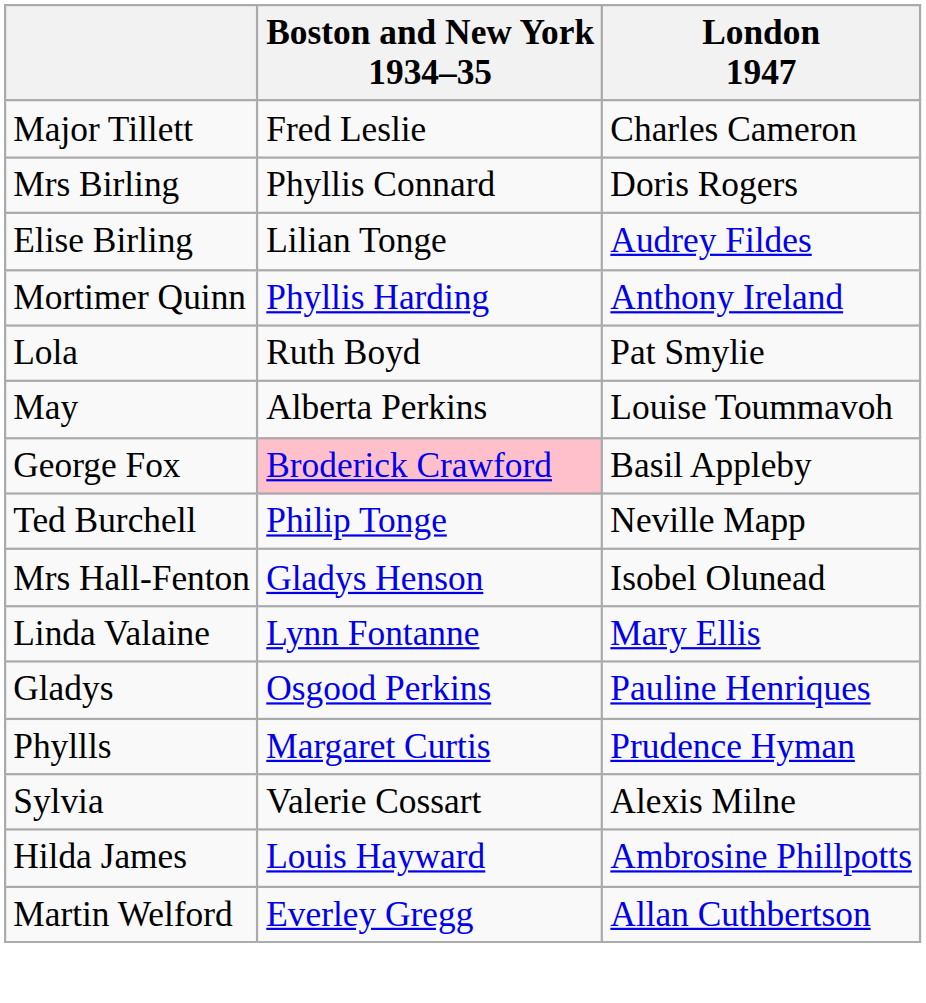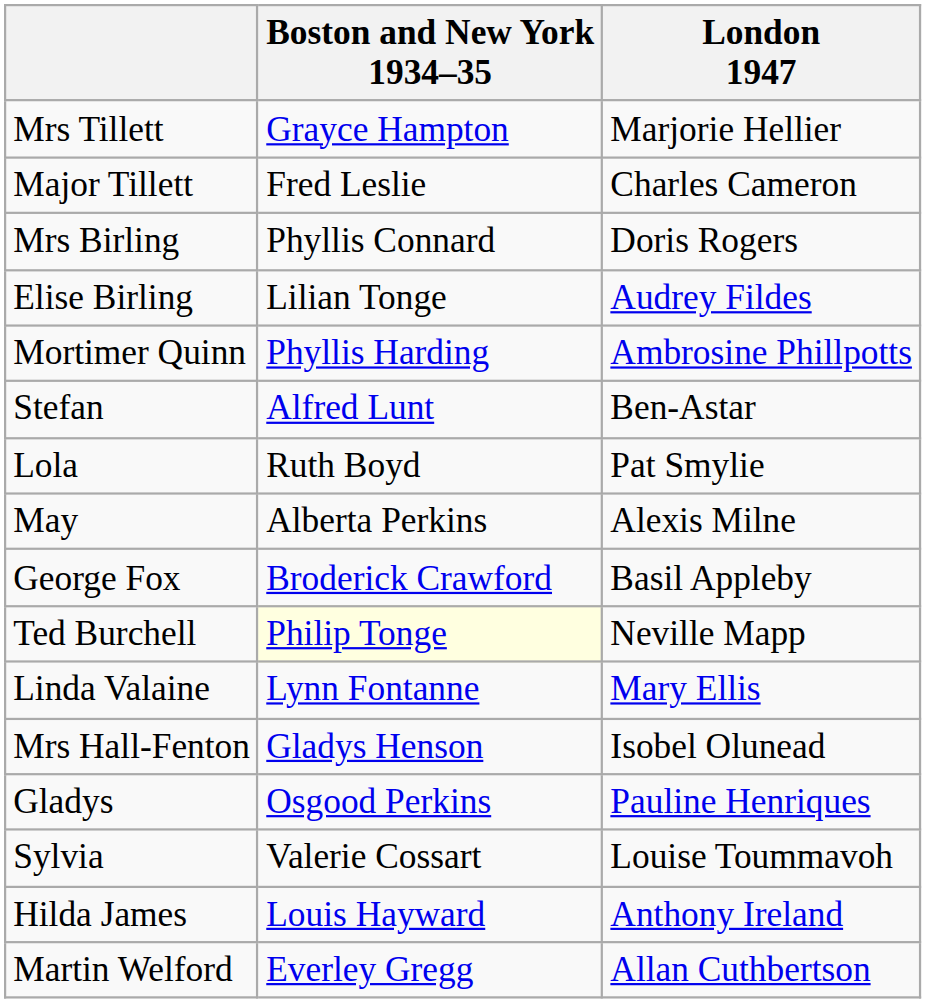+ row: (88, 128)
(727, 296) Anthony Ireland -> (761, 352) Ambrosine Phillpotts
+ row: (58, 408)
(752, 408) Louise Toummavoh -> (703, 520) Alexis Milne
(409, 464) pink background -> (409, 577) no background
(357, 520) no background -> (357, 633) lightyellow background
rows swapped: (112, 633) <-> (132, 577)
- row: (62, 745)
(703, 801) Alexis Milne -> (752, 857) Louise Toummavoh
(761, 857) Ambrosine Phillpotts -> (727, 913) Anthony Ireland
